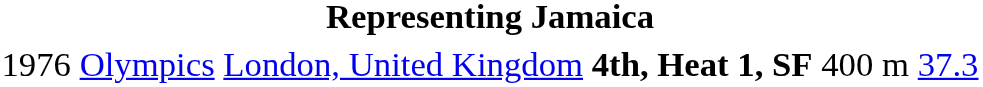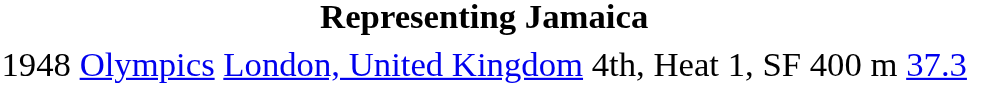(36, 64) 1976 -> (36, 64) 1948
(702, 64) bold -> (696, 64) normal
